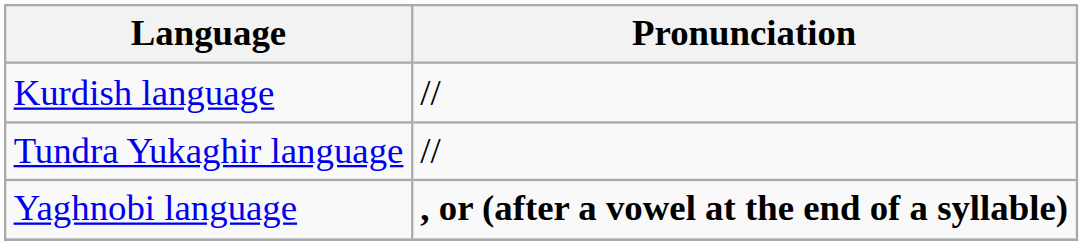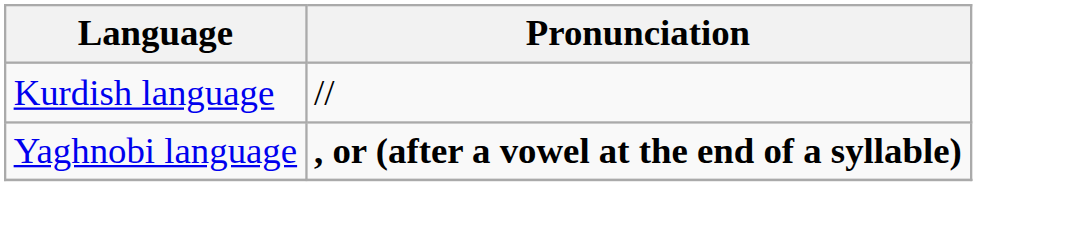- row: (209, 150)
